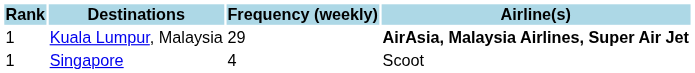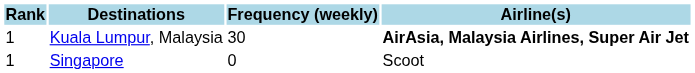(236, 37) 29 -> (236, 37) 30
(232, 60) 4 -> (232, 60) 0
